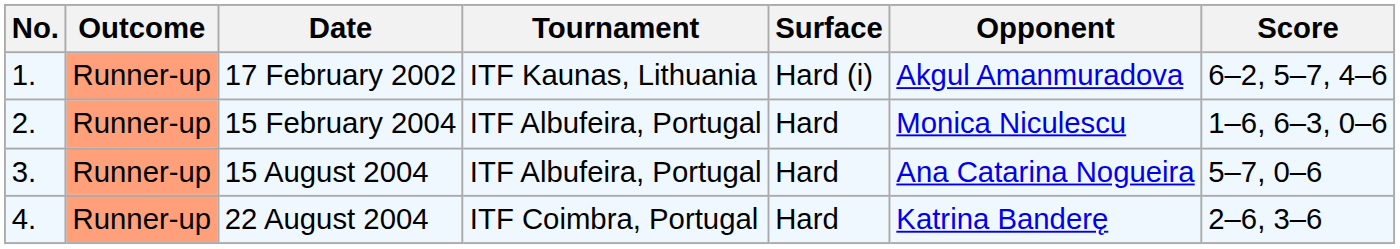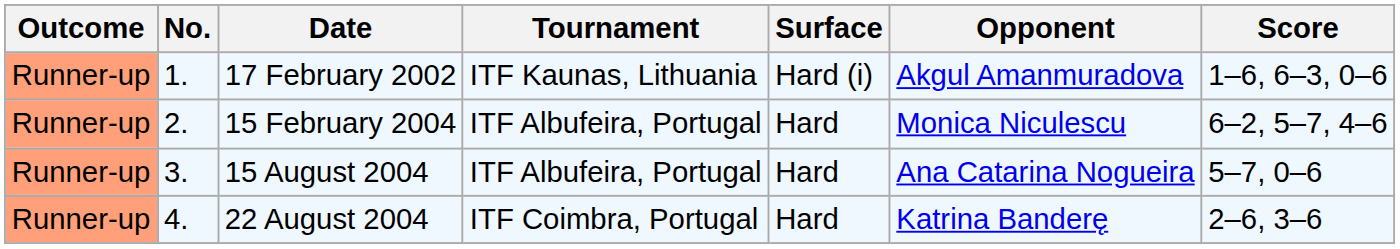columns swapped: (142, 27) <-> (35, 27)
(1298, 75) 6–2, 5–7, 4–6 -> (1298, 75) 1–6, 6–3, 0–6
(1298, 123) 1–6, 6–3, 0–6 -> (1298, 123) 6–2, 5–7, 4–6
